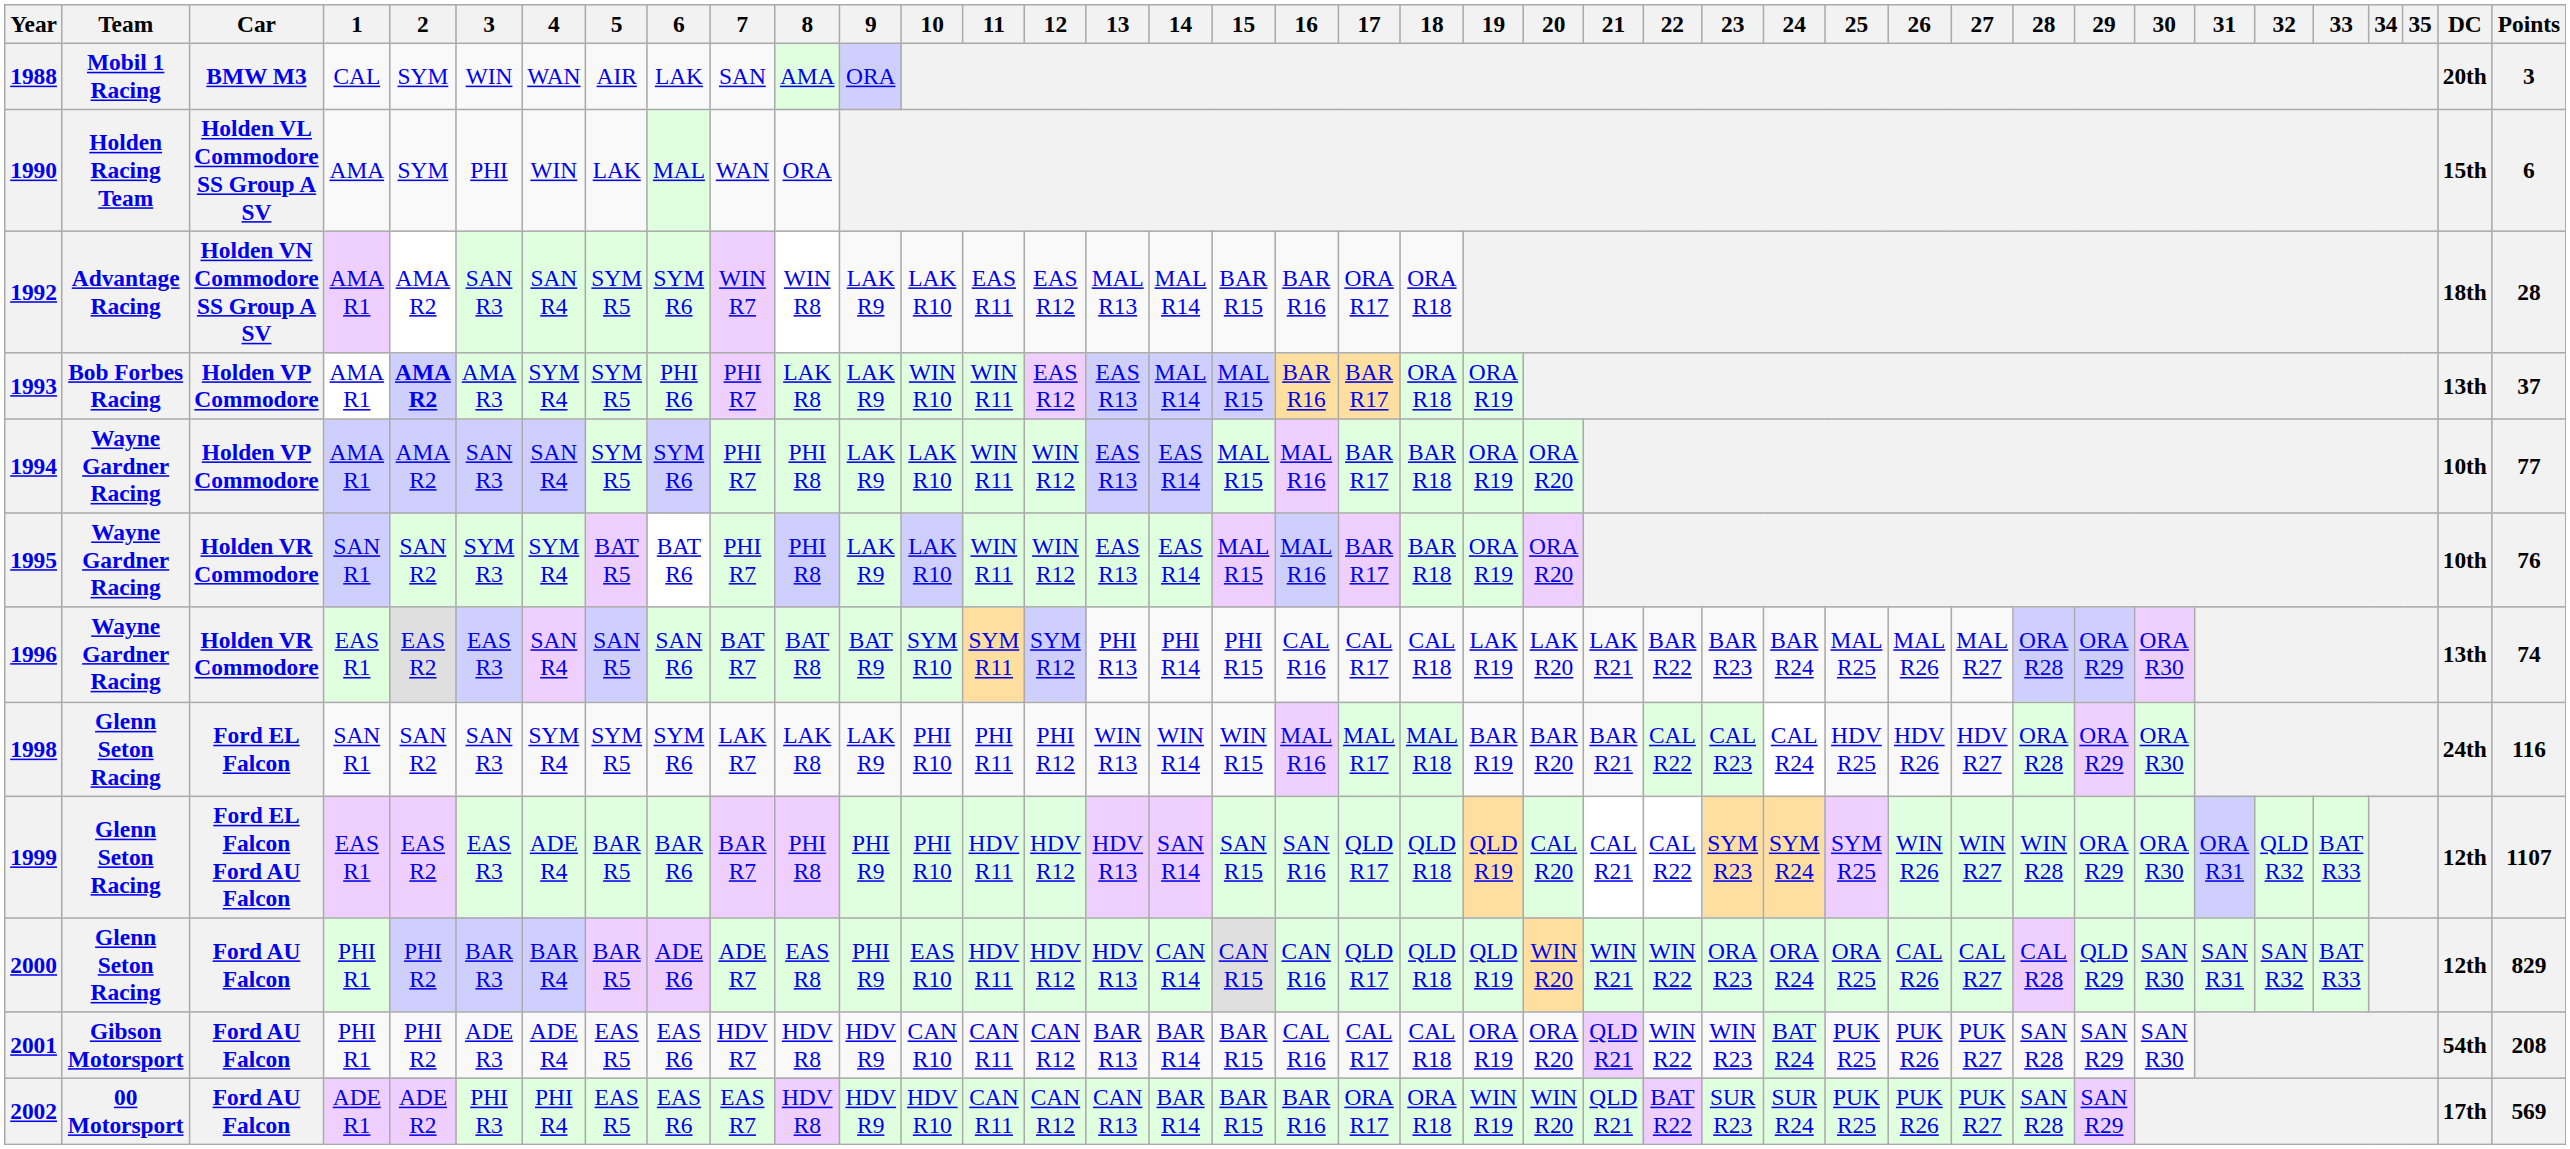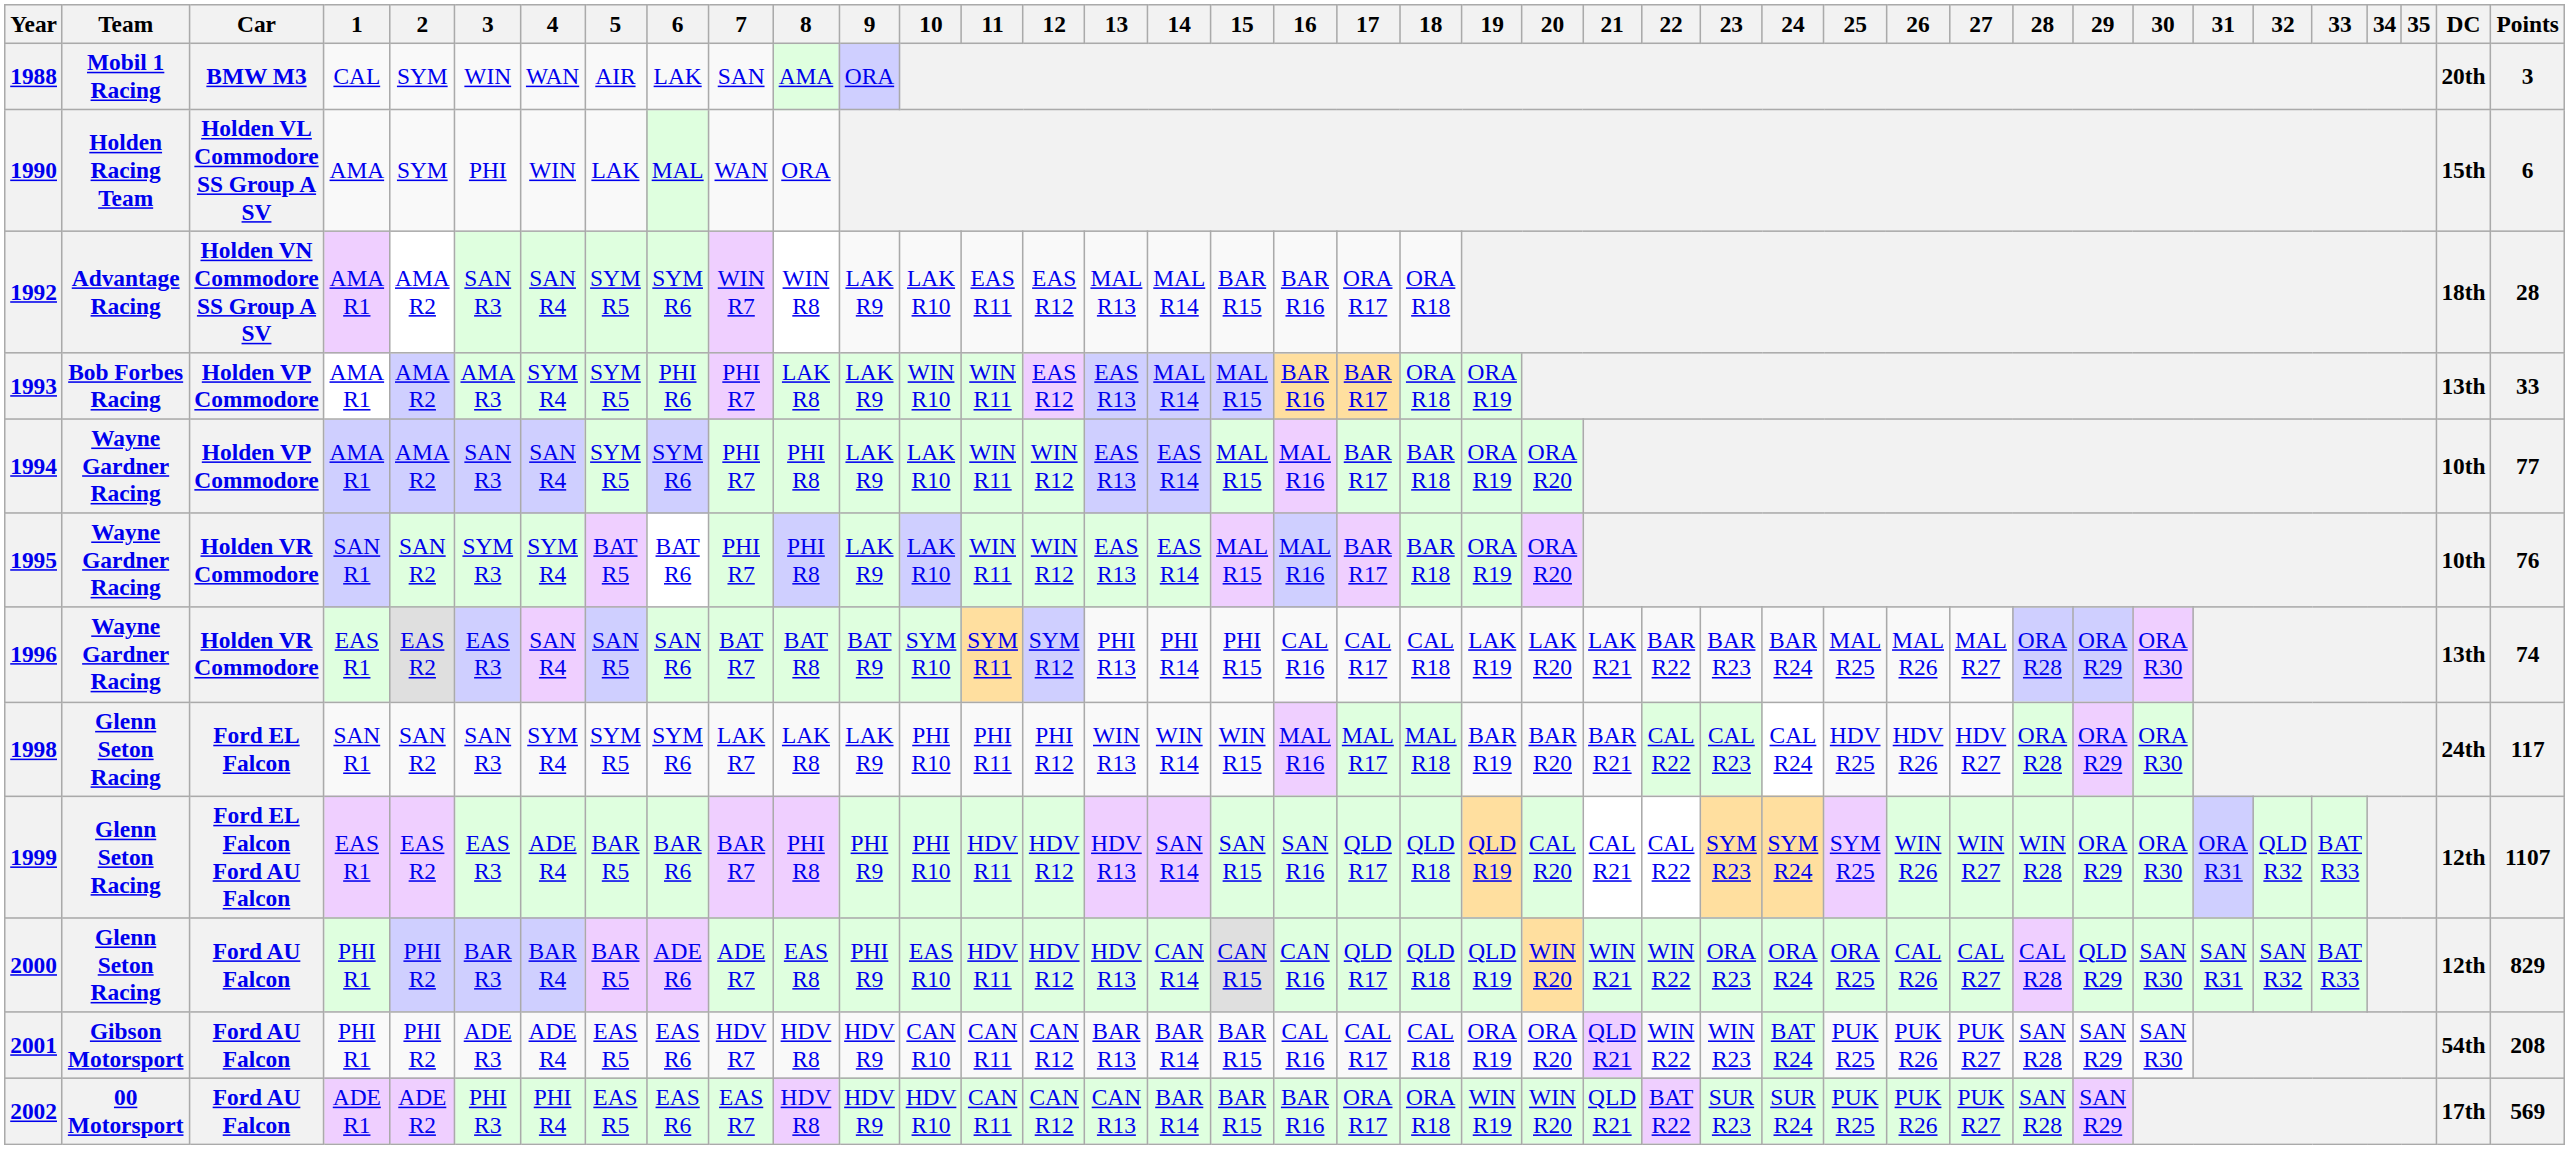(423, 386) bold -> (422, 386) normal
(2529, 386) 37 -> (2528, 386) 33
(2529, 748) 116 -> (2528, 748) 117
